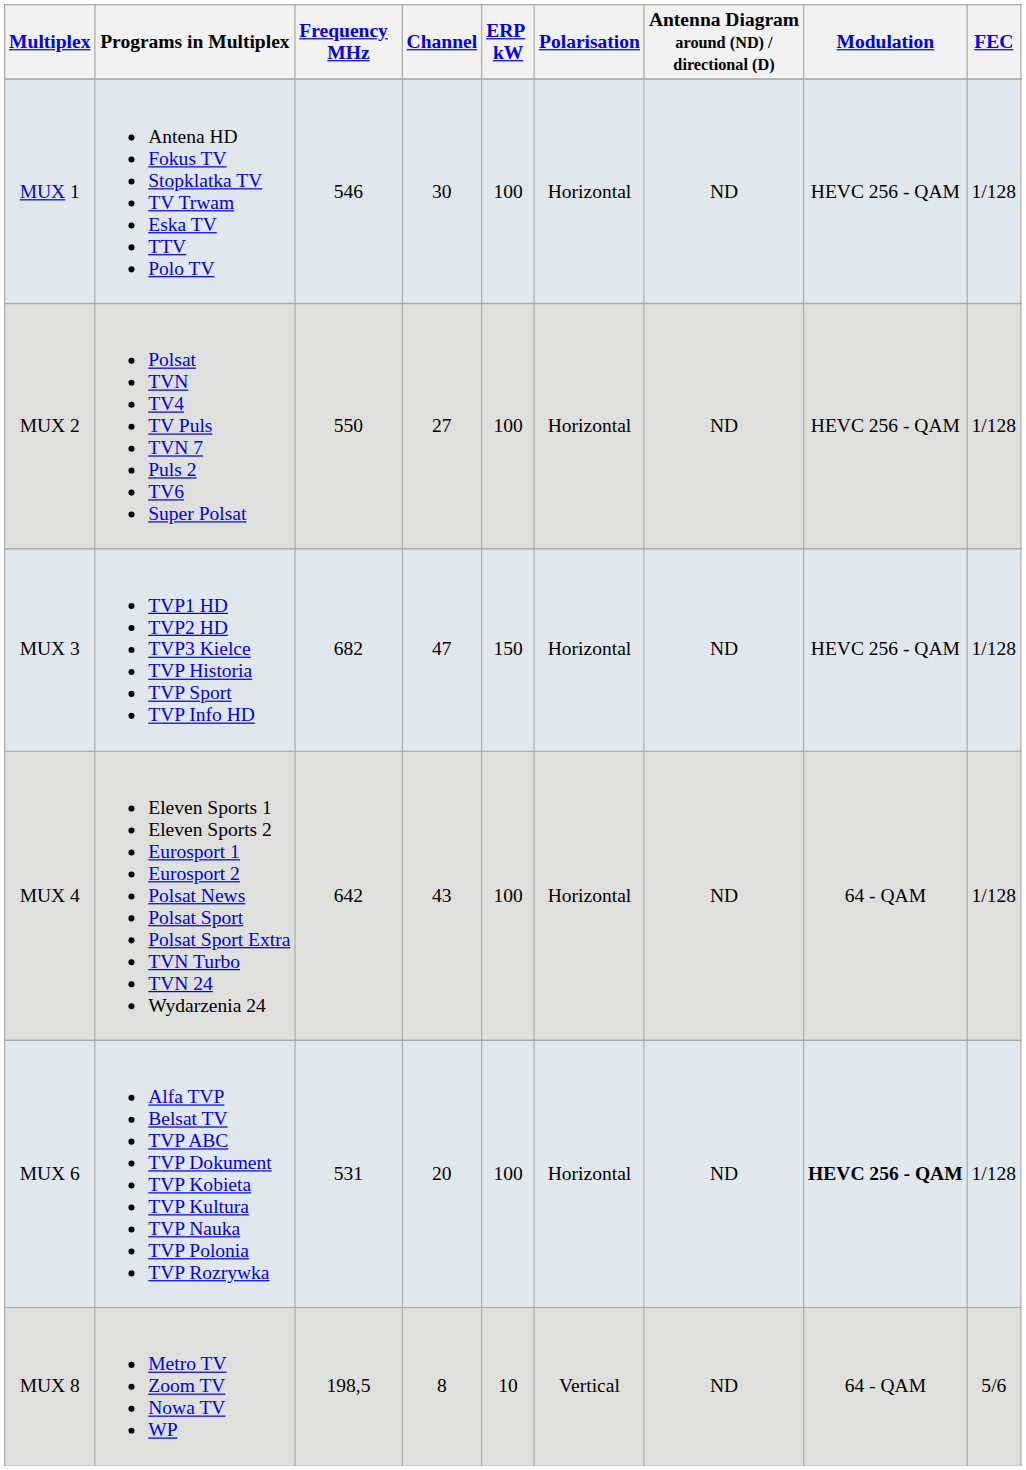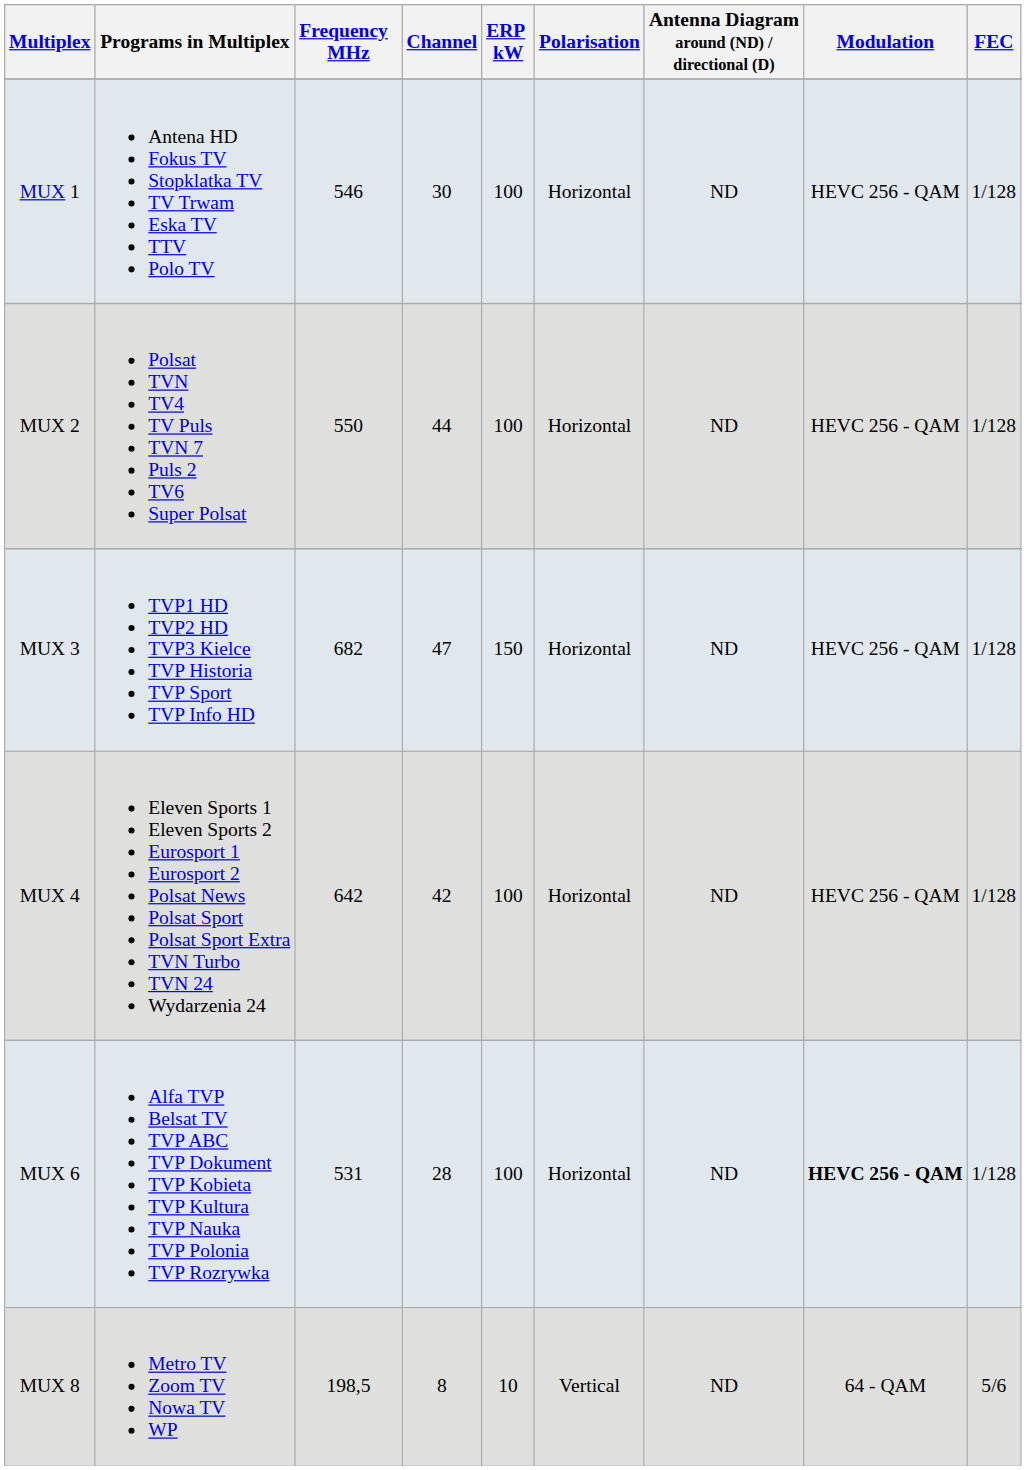(442, 425) 27 -> (442, 425) 44
(442, 895) 43 -> (442, 895) 42
(885, 895) 64 - QAM -> (885, 895) HEVC 256 - QAM
(442, 1173) 20 -> (442, 1173) 28
